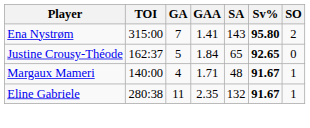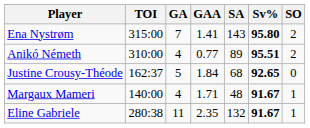+ row: (44, 53)
(236, 53) 65 -> (236, 73) 68
